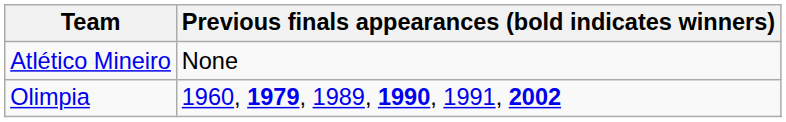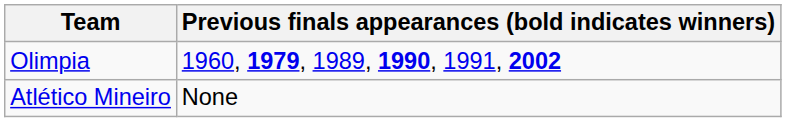rows swapped: (50, 97) <-> (91, 60)
